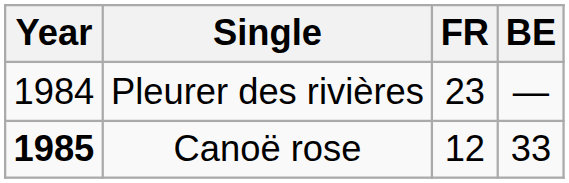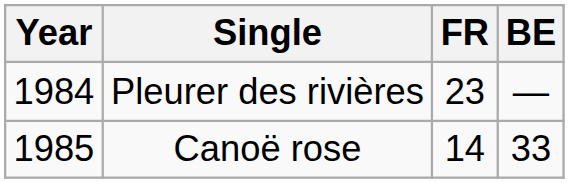(54, 148) bold -> (54, 148) normal
(465, 148) 12 -> (465, 148) 14
